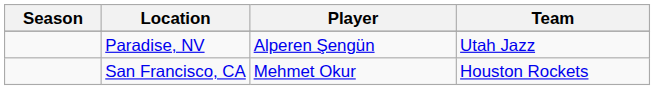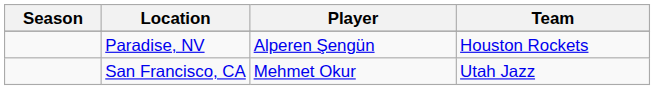(498, 45) Utah Jazz -> (524, 45) Houston Rockets
(524, 72) Houston Rockets -> (498, 72) Utah Jazz
